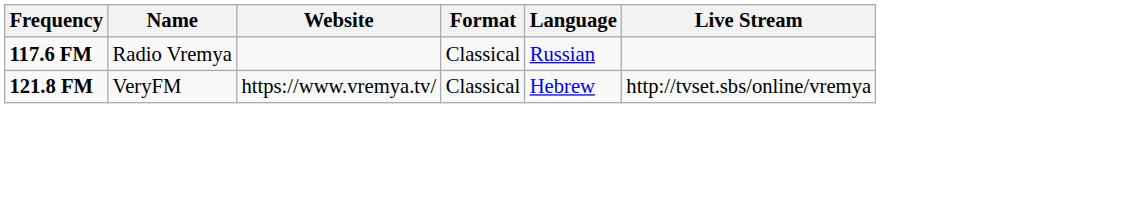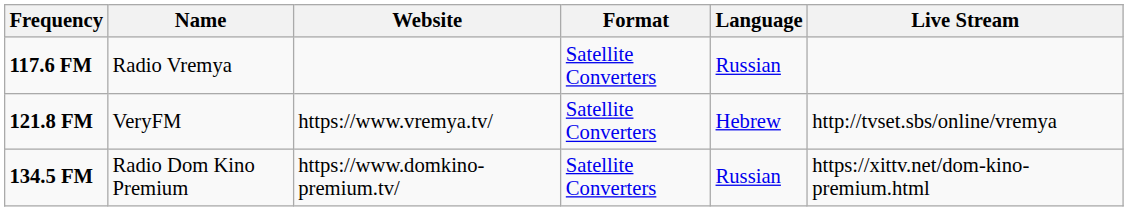(483, 53) Classical -> (611, 65) Satellite Converters
(483, 86) Classical -> (611, 121) Satellite Converters
+ row: (51, 177)
